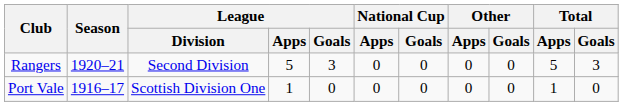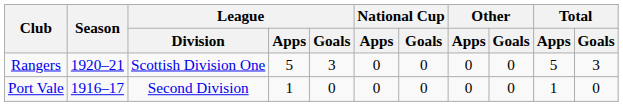(198, 64) Second Division -> (198, 64) Scottish Division One
(198, 88) Scottish Division One -> (198, 88) Second Division
